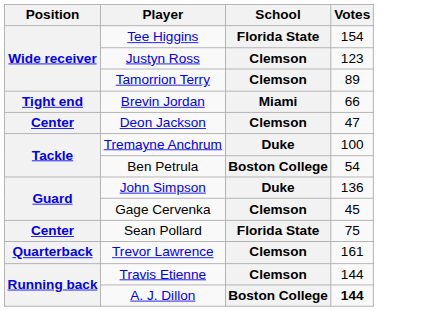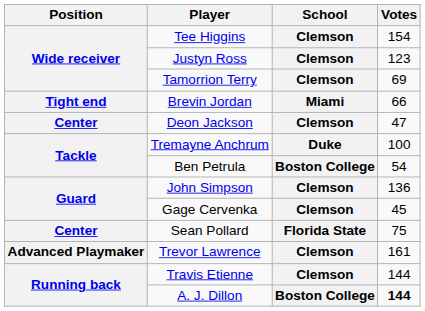(278, 36) Florida State -> (325, 36) Clemson
(352, 79) 89 -> (399, 79) 69
(278, 187) Duke -> (325, 187) Clemson
(53, 252) Quarterback -> (76, 252) Advanced Playmaker
